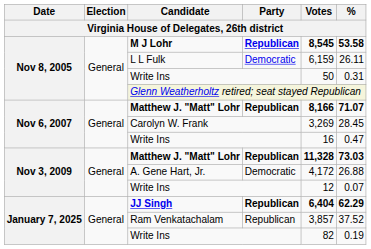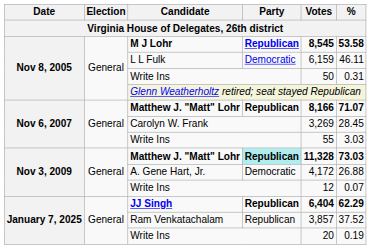(352, 60) 26.11 -> (352, 60) 46.11
(328, 140) 16 -> (328, 140) 55
(354, 140) 0.47 -> (354, 140) 3.03
(272, 156) no background -> (272, 156) paleturquoise background
(328, 236) 82 -> (328, 236) 20
